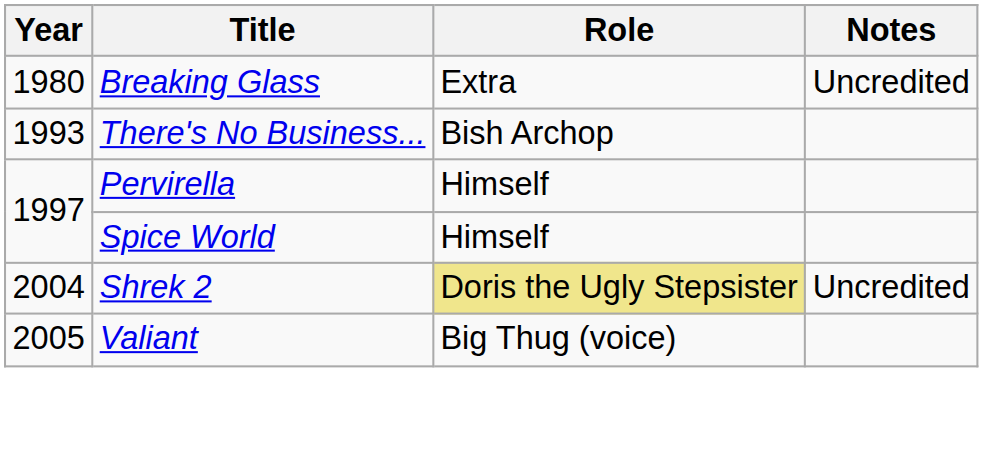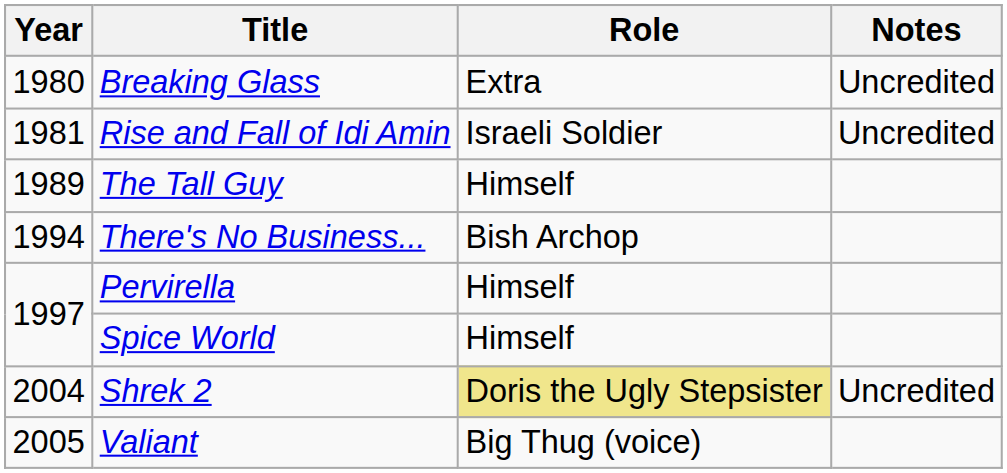+ row: (275, 133)
+ row: (191, 184)
(49, 133) 1993 -> (49, 236) 1994
